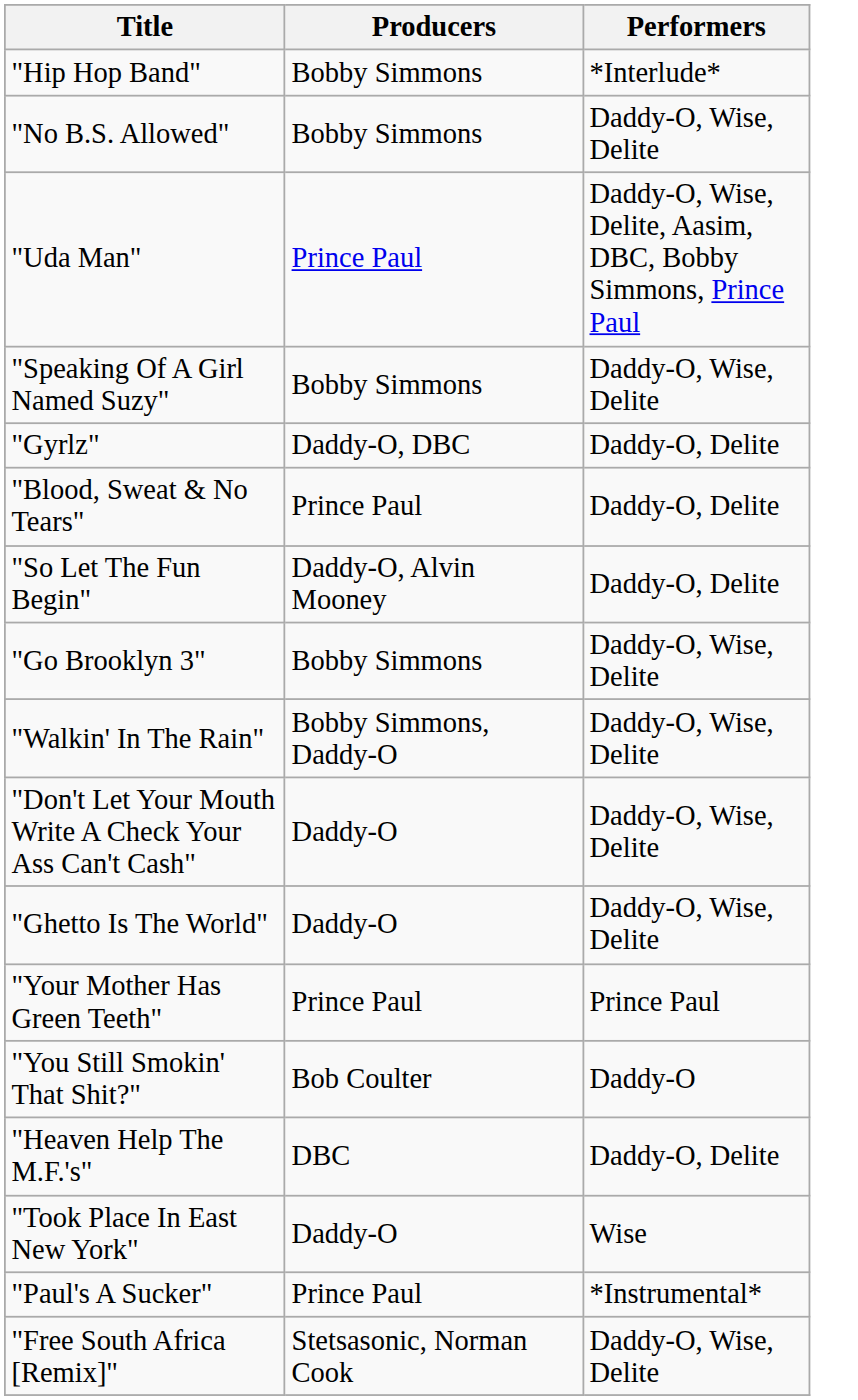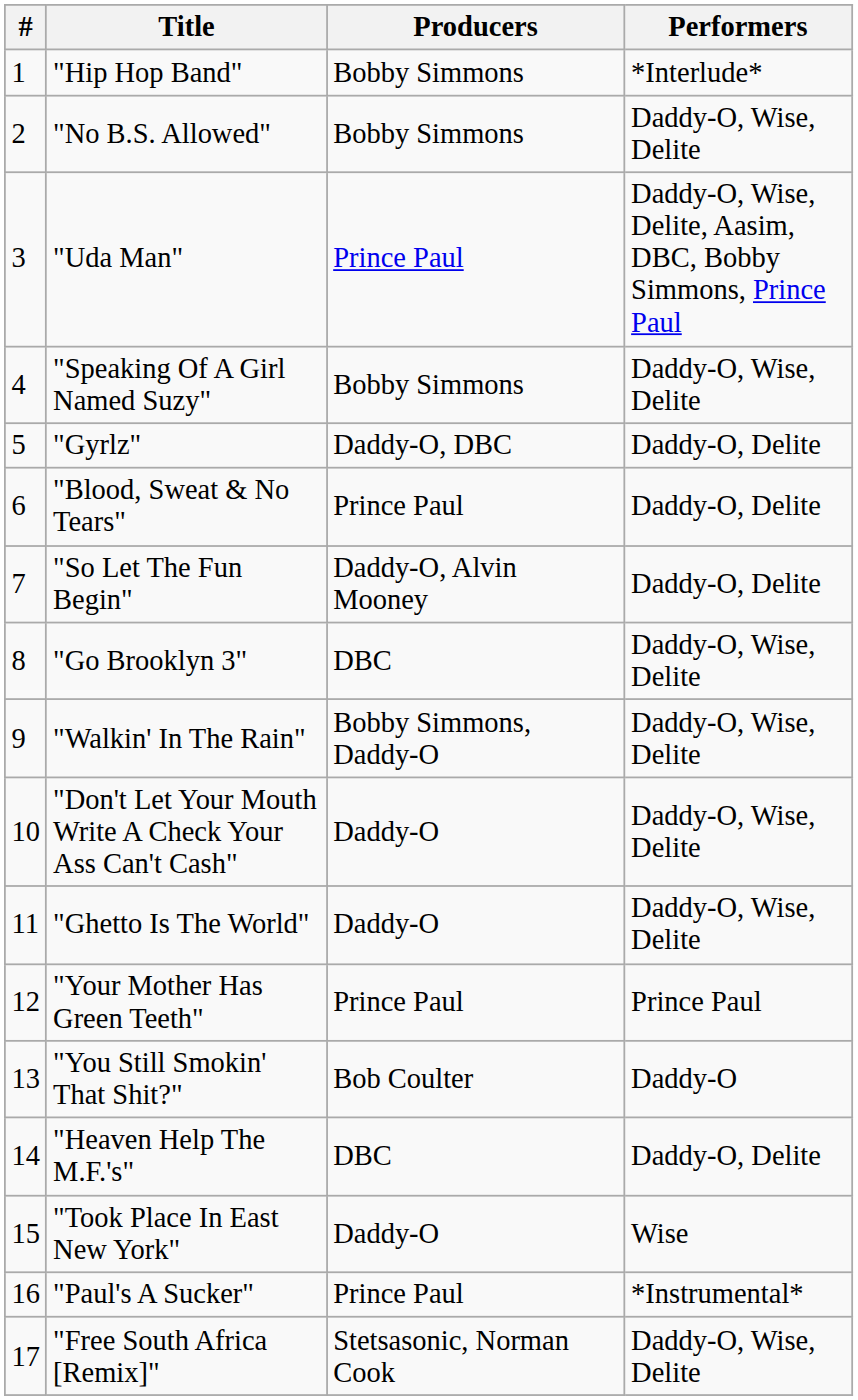+ column: (26, 27)
(387, 660) Bobby Simmons -> (362, 660) DBC
